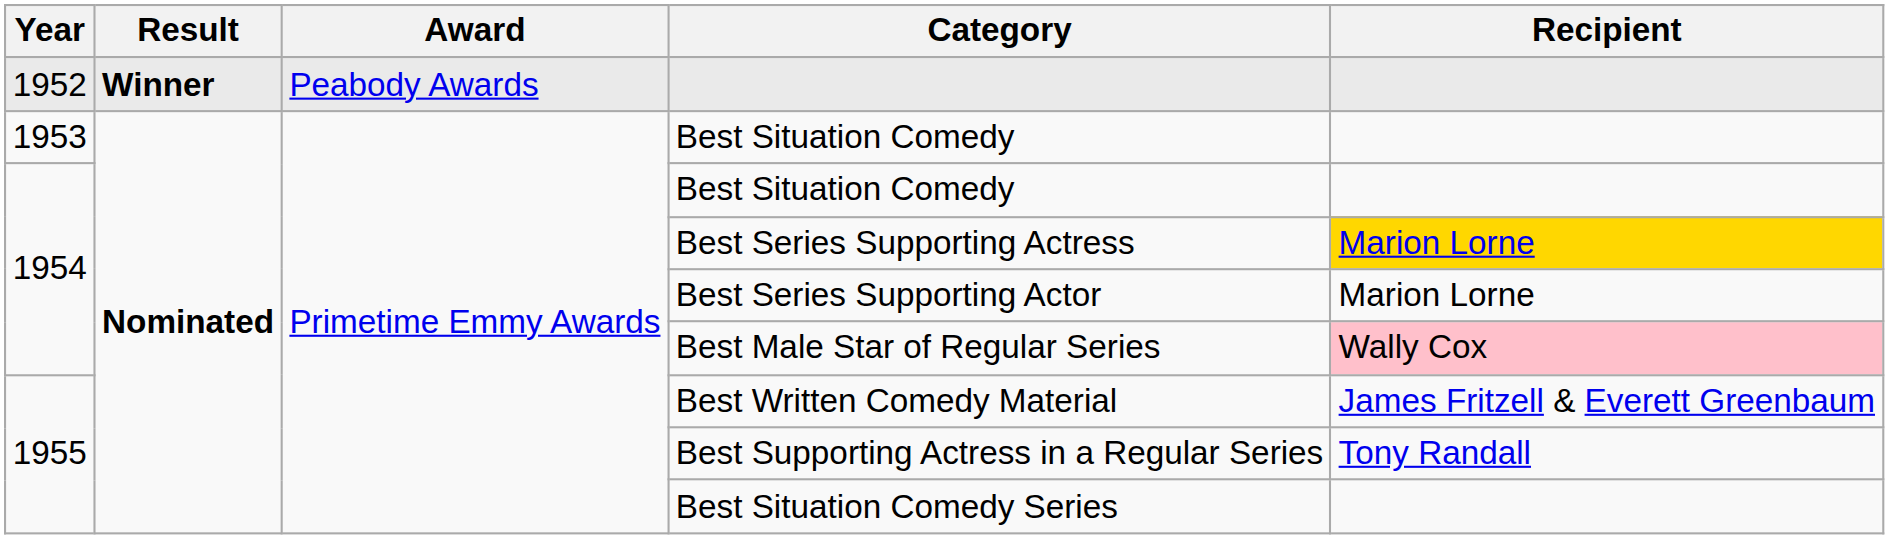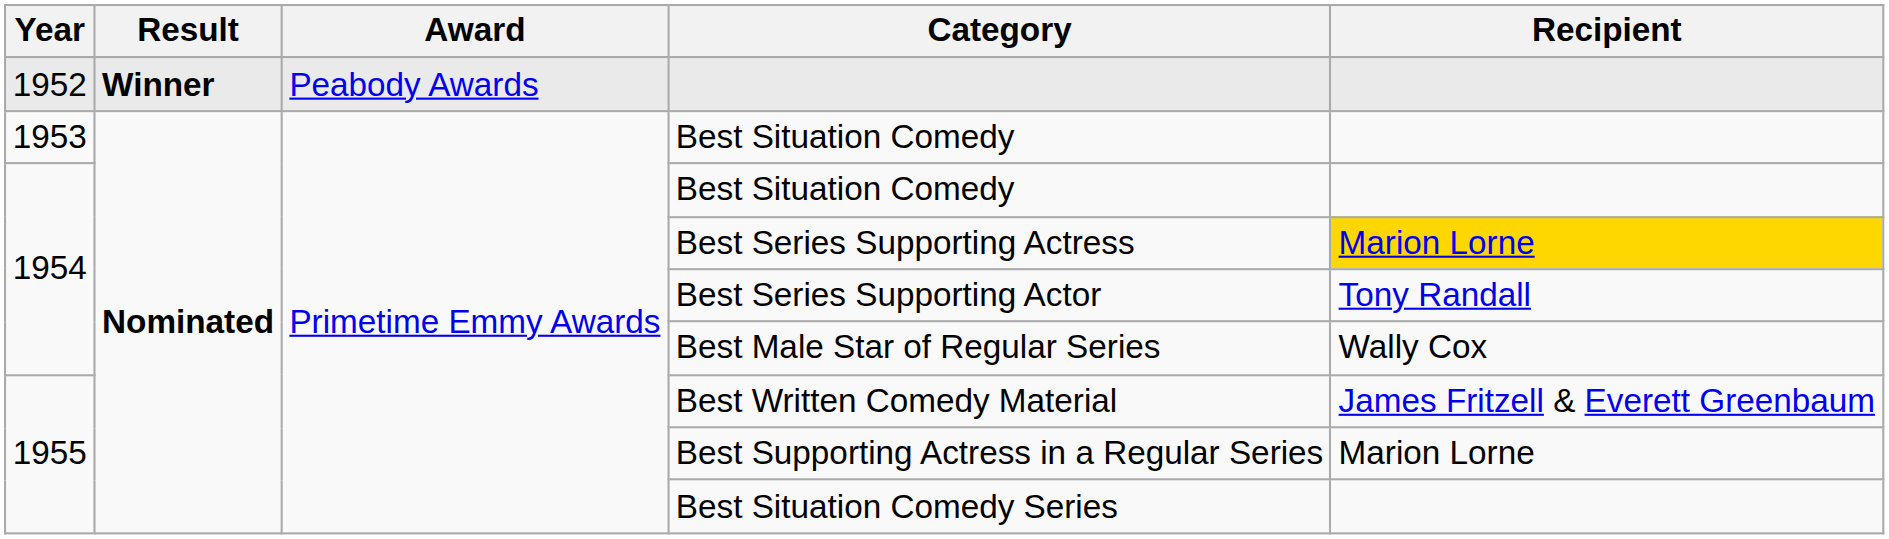(1437, 294) Marion Lorne -> (1435, 294) Tony Randall
(1413, 347) pink background -> (1413, 347) no background
(1435, 453) Tony Randall -> (1437, 453) Marion Lorne
